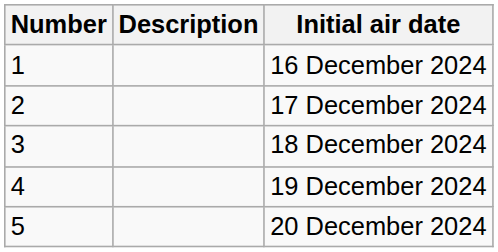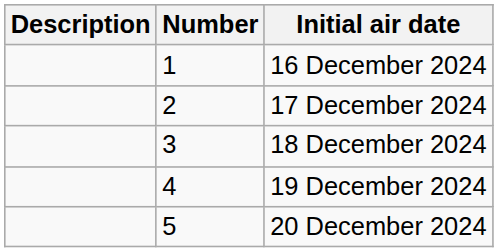columns swapped: (59, 24) <-> (188, 24)
